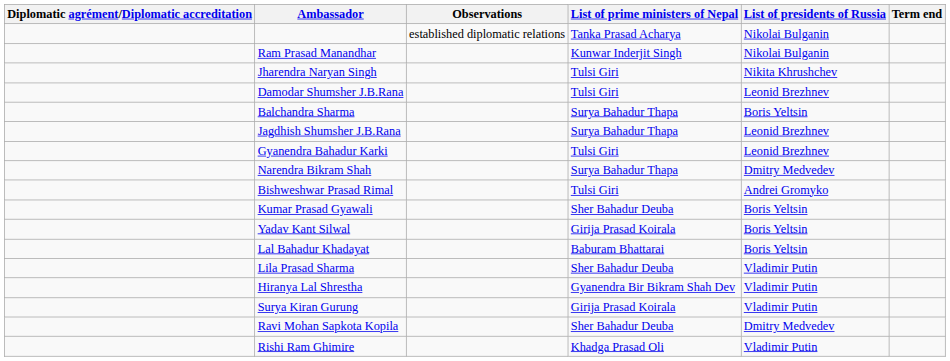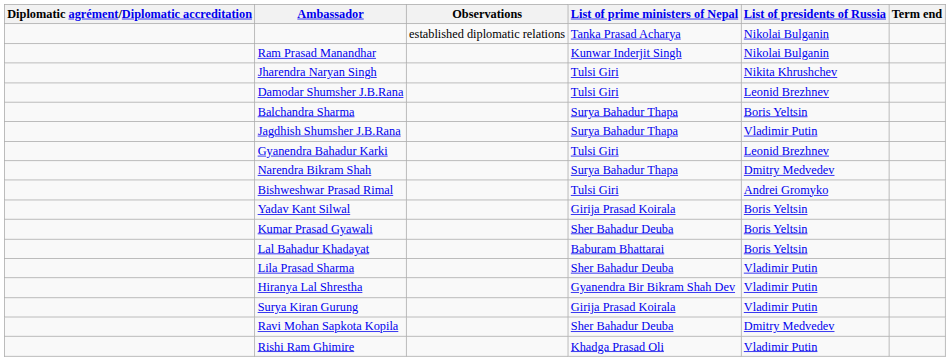(786, 131) Leonid Brezhnev -> (781, 131) Vladimir Putin
rows swapped: (304, 229) <-> (315, 209)
